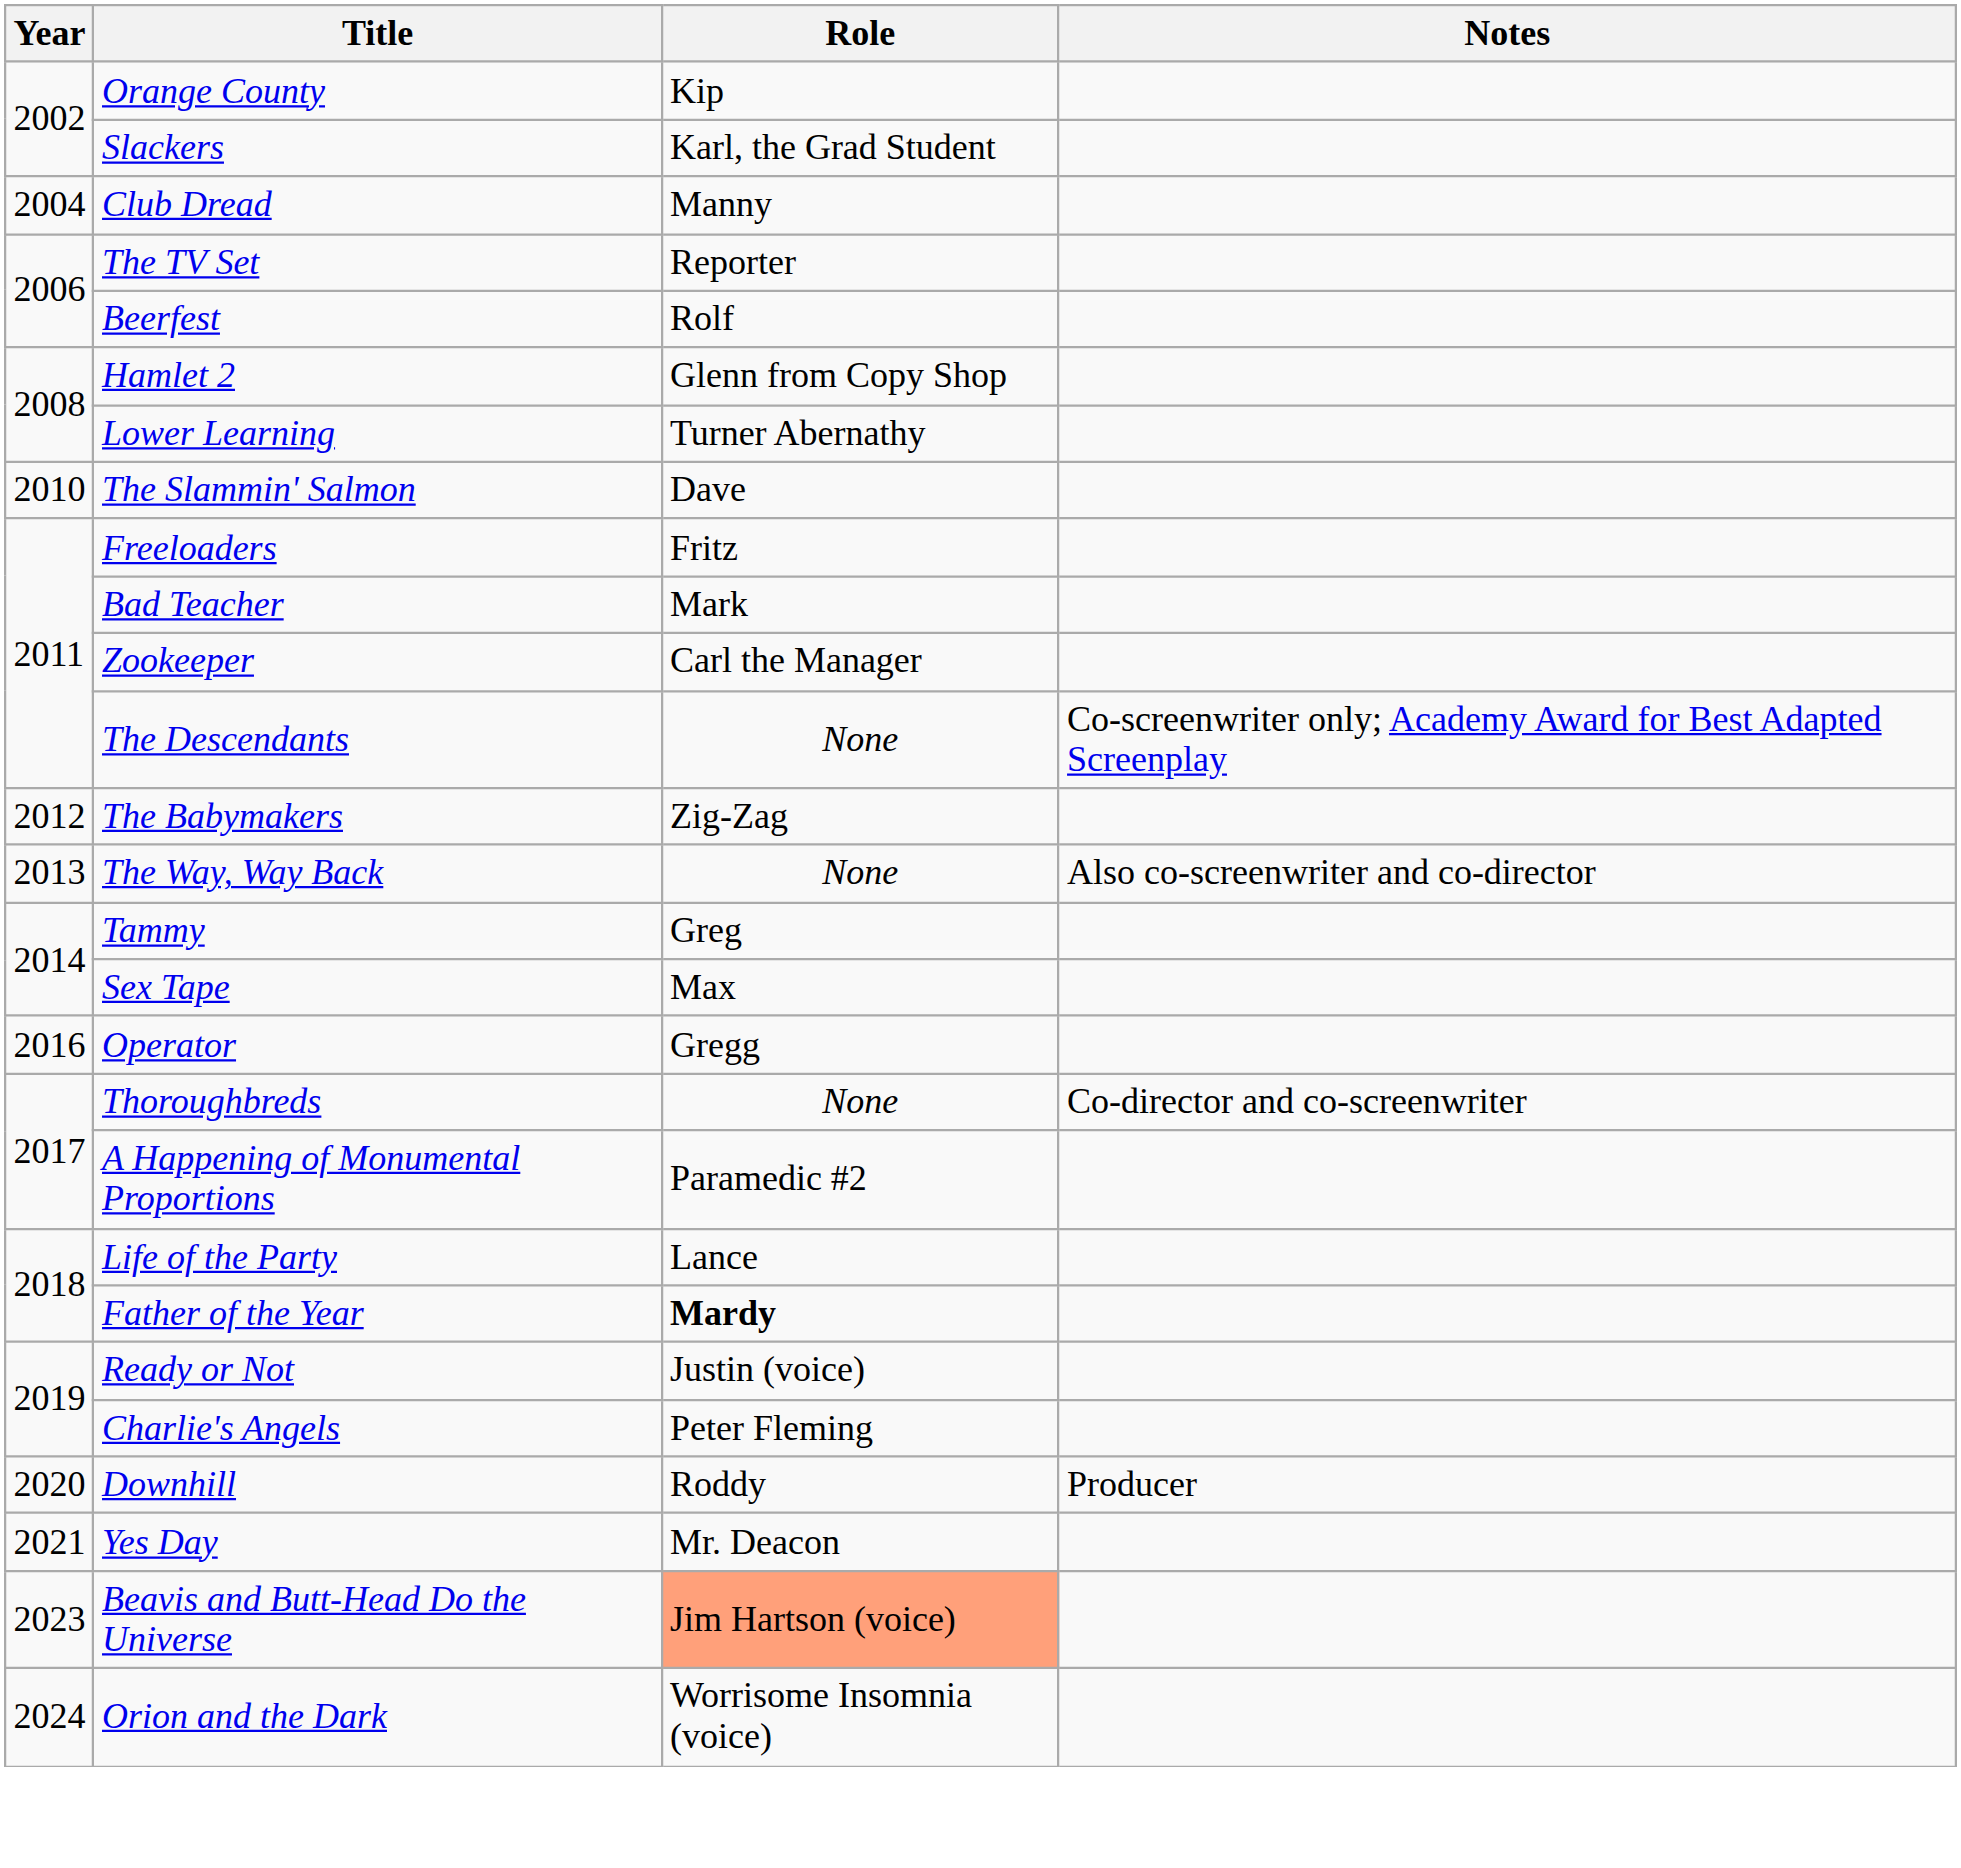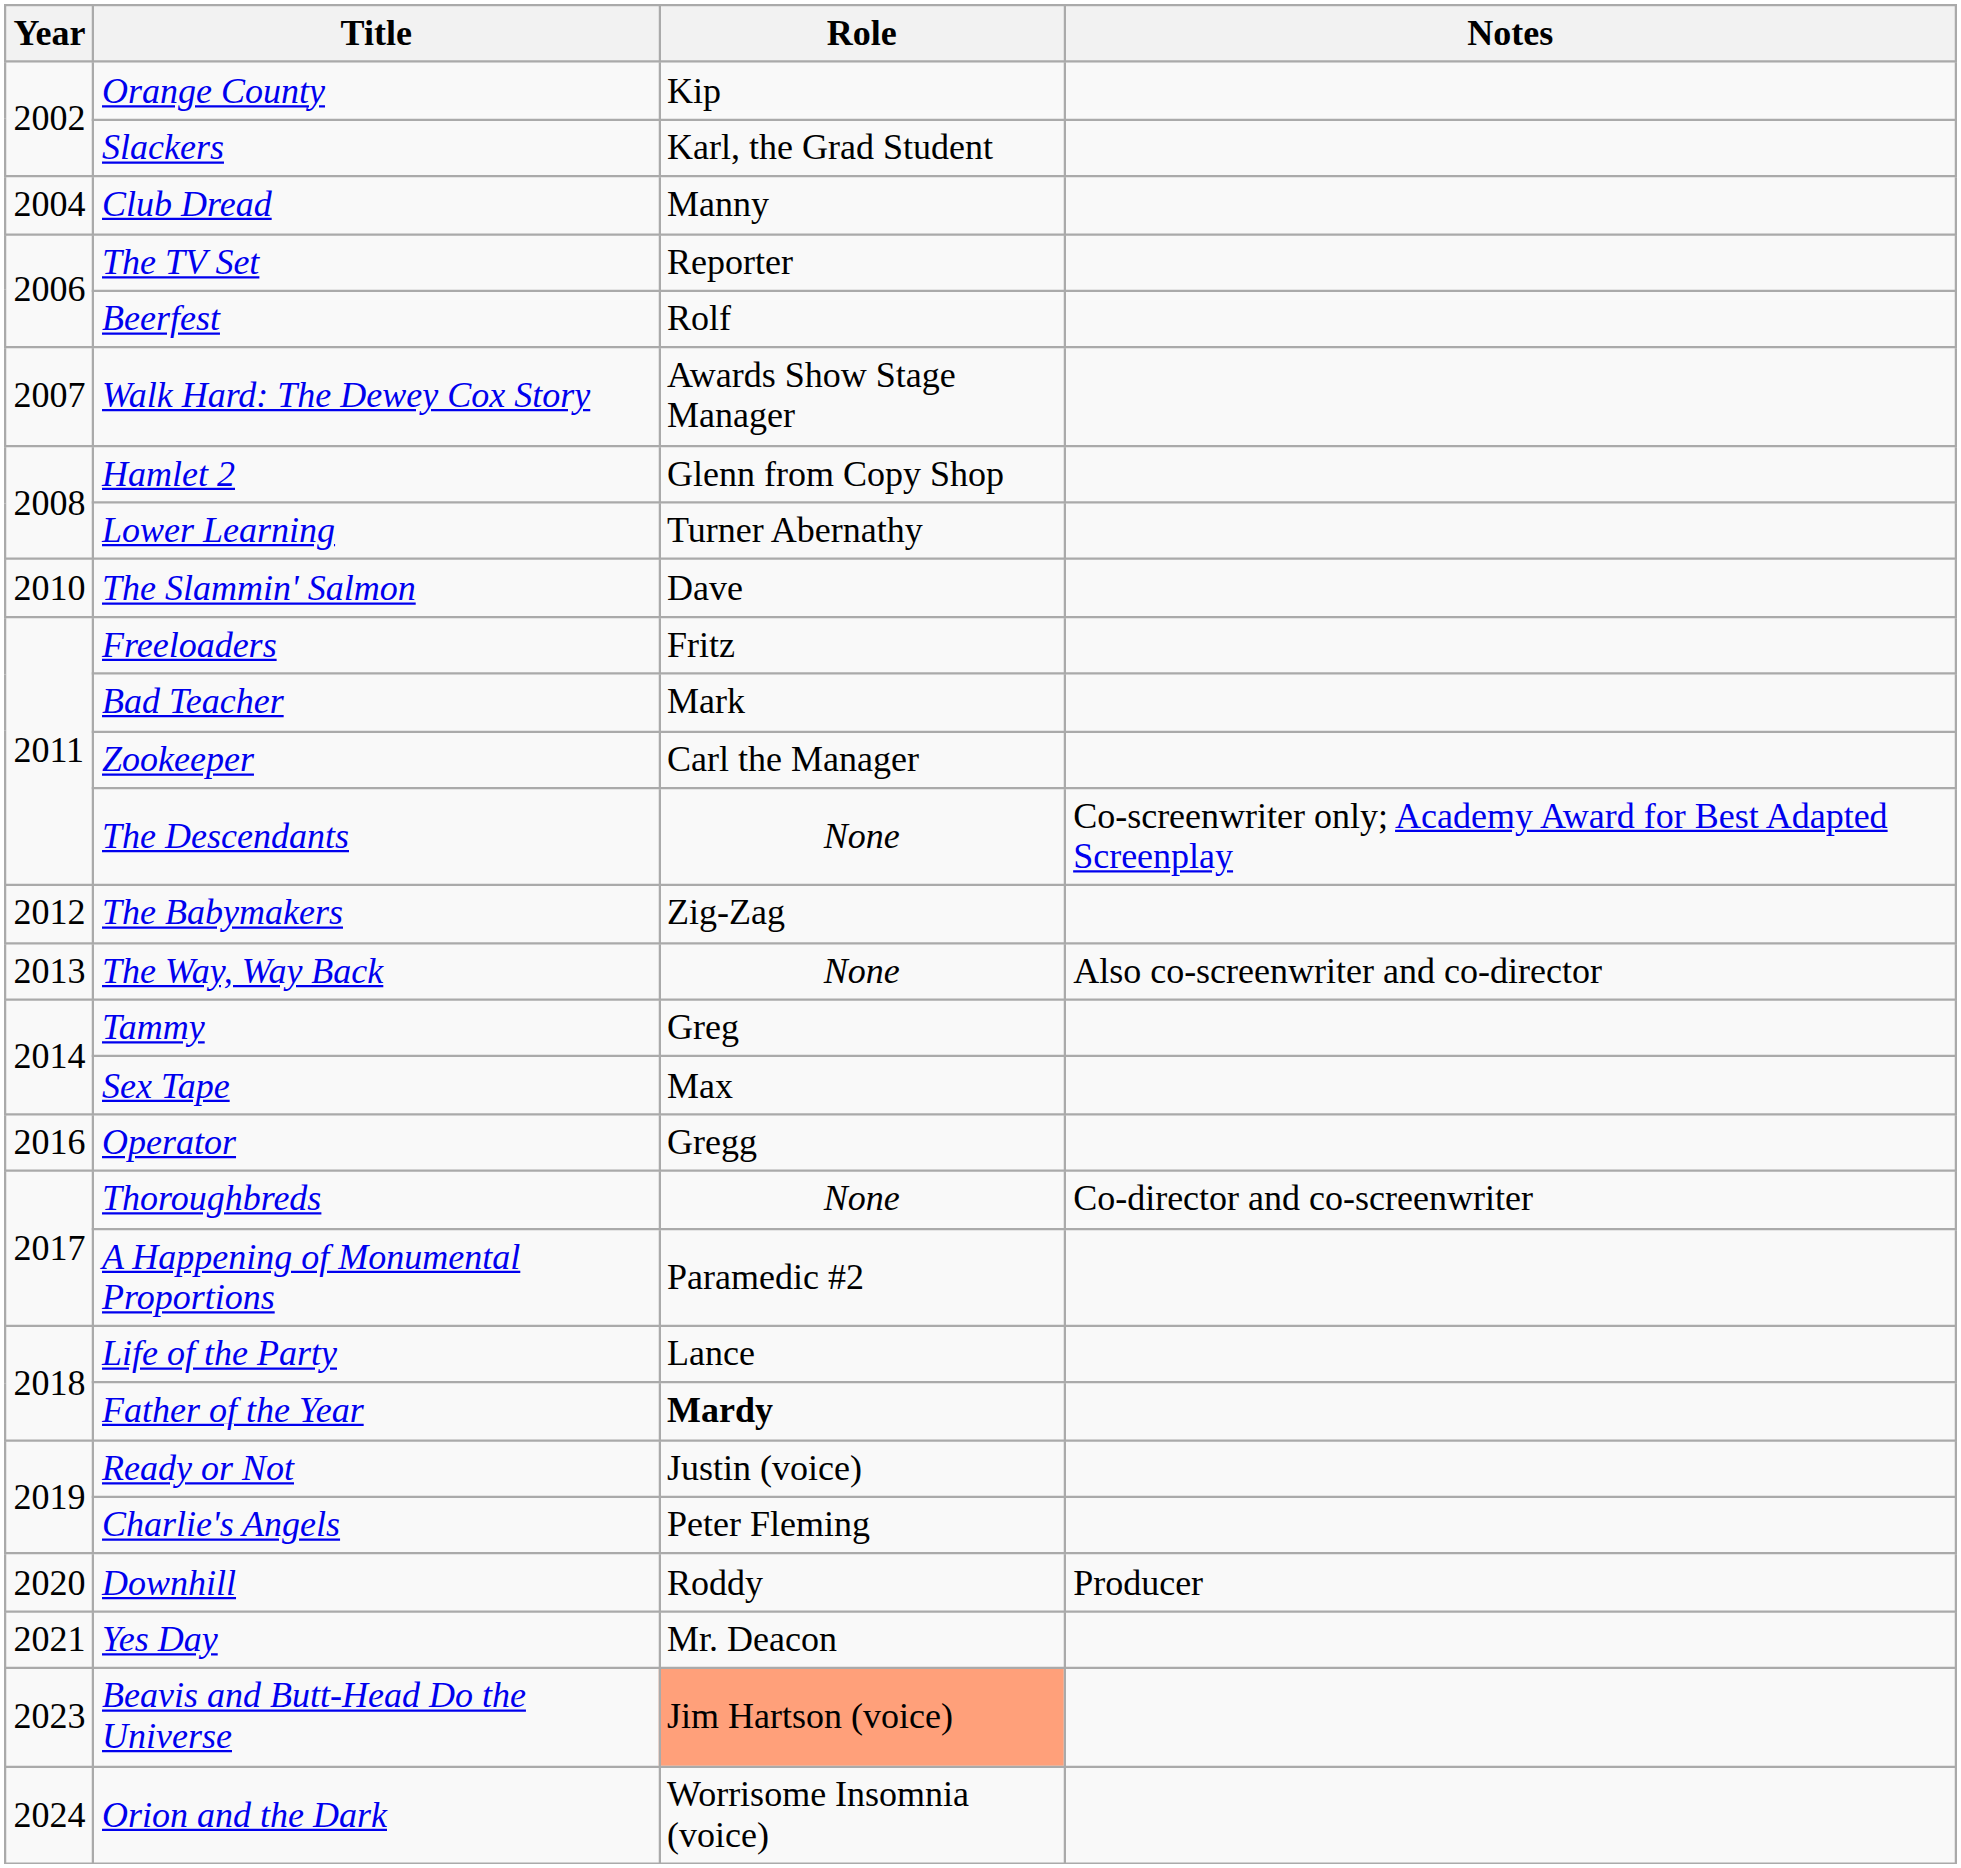+ row: (346, 395)
